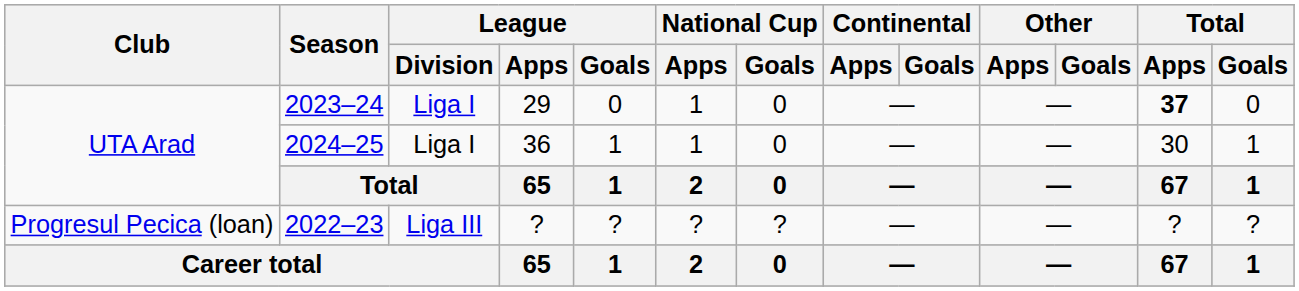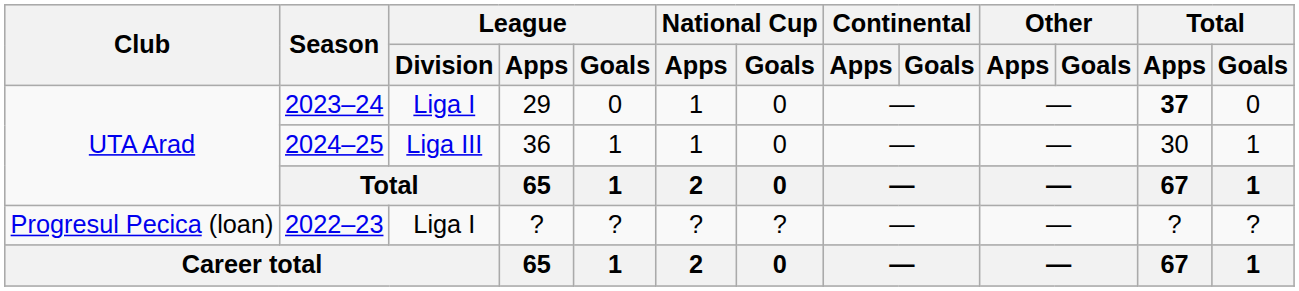(444, 144) Liga I -> (444, 144) Liga III
(444, 225) Liga III -> (444, 225) Liga I
